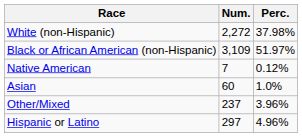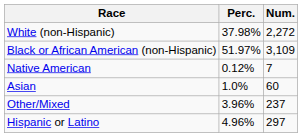columns swapped: (236, 13) <-> (275, 13)
